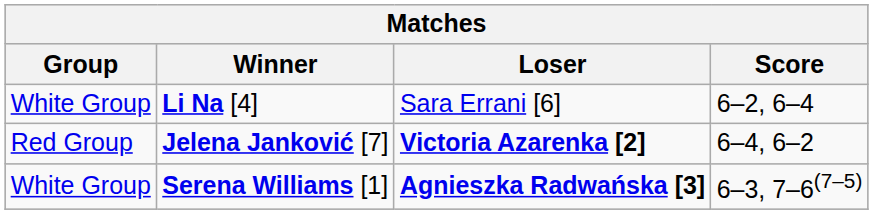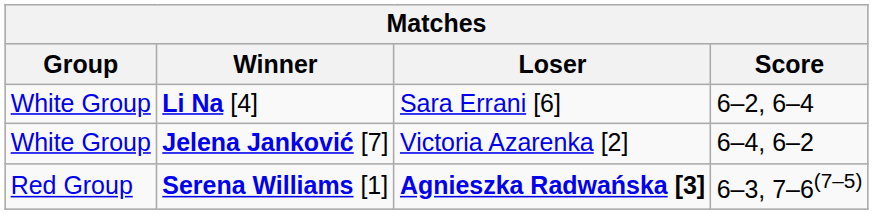(72, 143) Red Group -> (81, 143) White Group
(523, 143) bold -> (514, 143) normal
(81, 185) White Group -> (72, 185) Red Group
